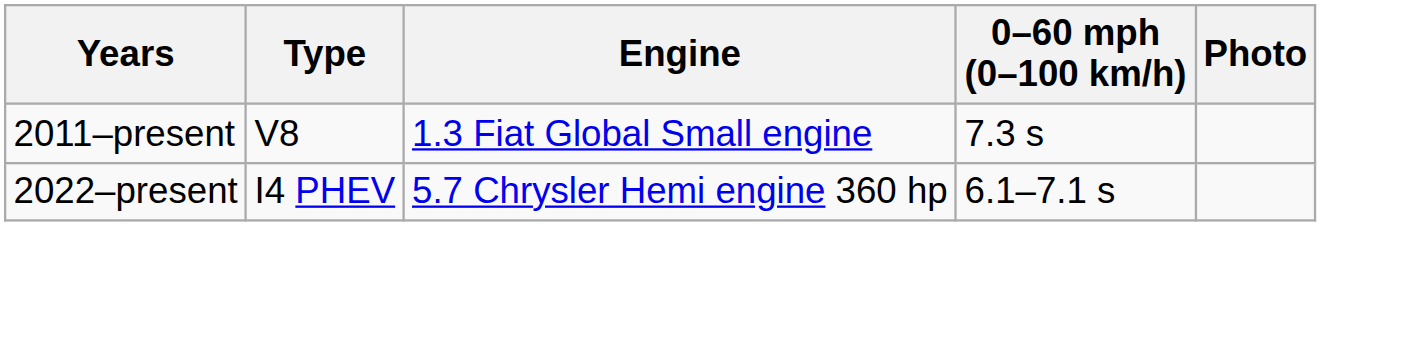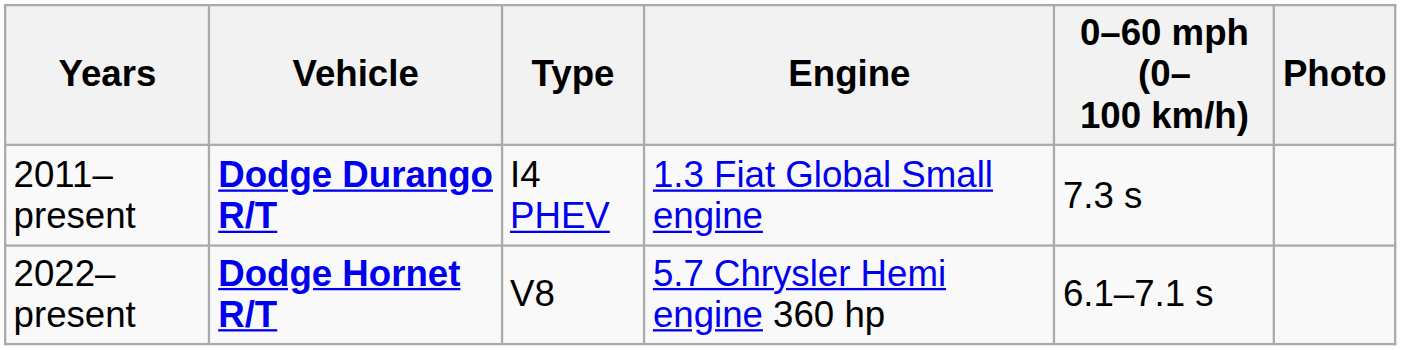+ column: (356, 74)
(277, 132) V8 -> (560, 194) I4 PHEV
(325, 190) I4 PHEV -> (532, 294) V8
